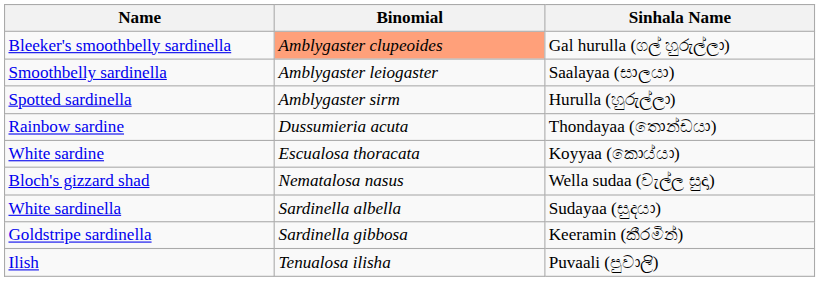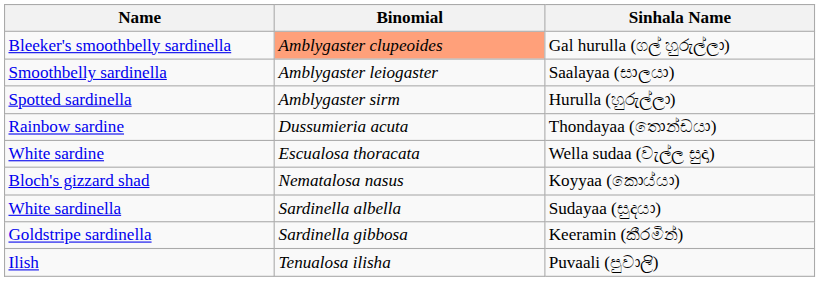(614, 153) Koyyaa (කොය්යා) -> (632, 153) Wella sudaa (වැල්ල සුදා)
(632, 180) Wella sudaa (වැල්ල සුදා) -> (614, 180) Koyyaa (කොය්යා)
